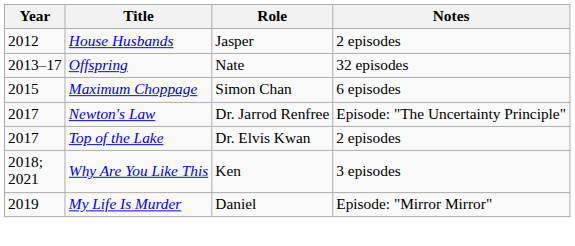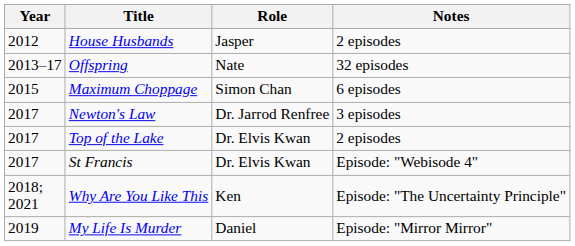(451, 114) Episode: "The Uncertainty Principle" -> (369, 114) 3 episodes
+ row: (101, 162)
(369, 171) 3 episodes -> (451, 195) Episode: "The Uncertainty Principle"
